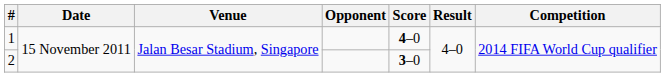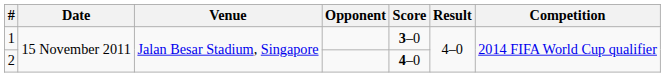(409, 38) 4–0 -> (409, 38) 3–0
(409, 60) 3–0 -> (409, 60) 4–0
